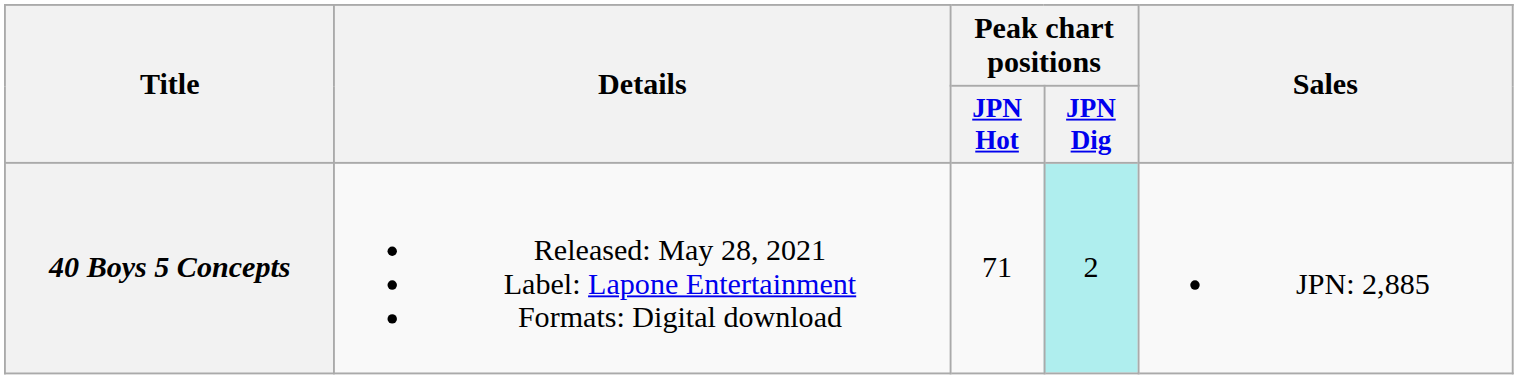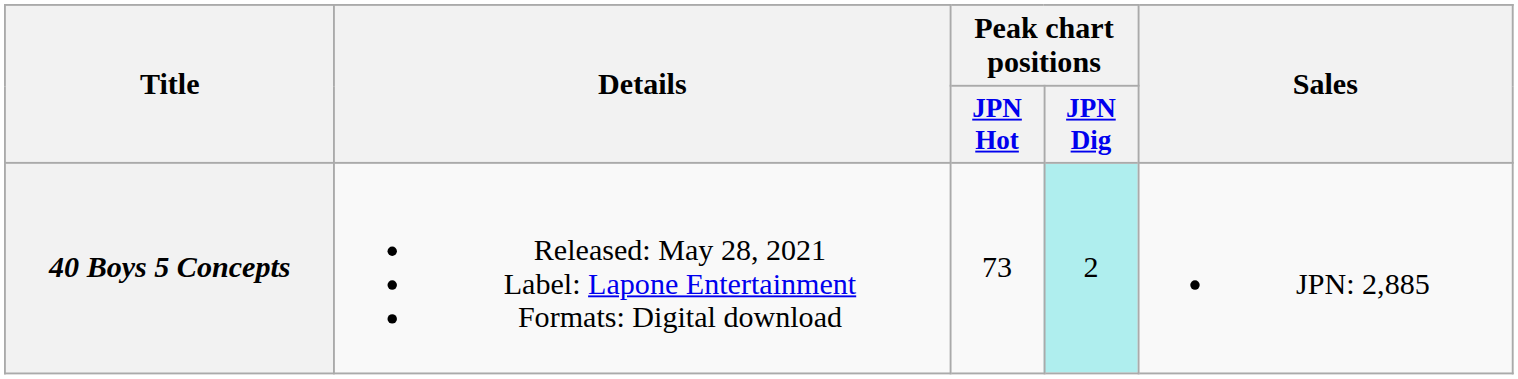(997, 267) 71 -> (997, 267) 73
